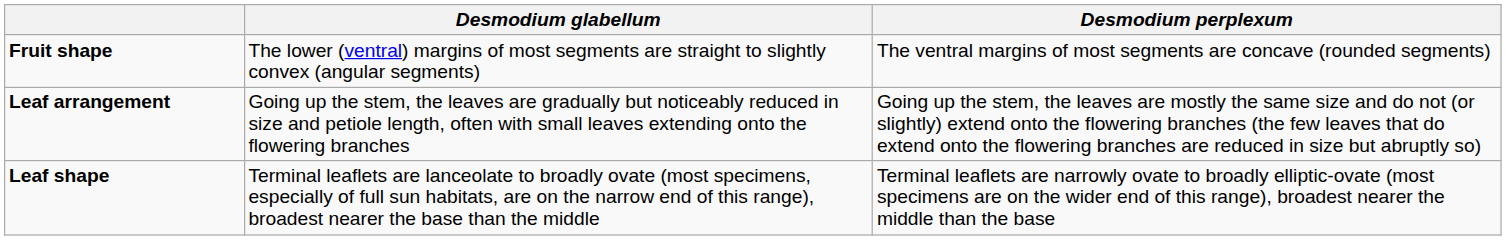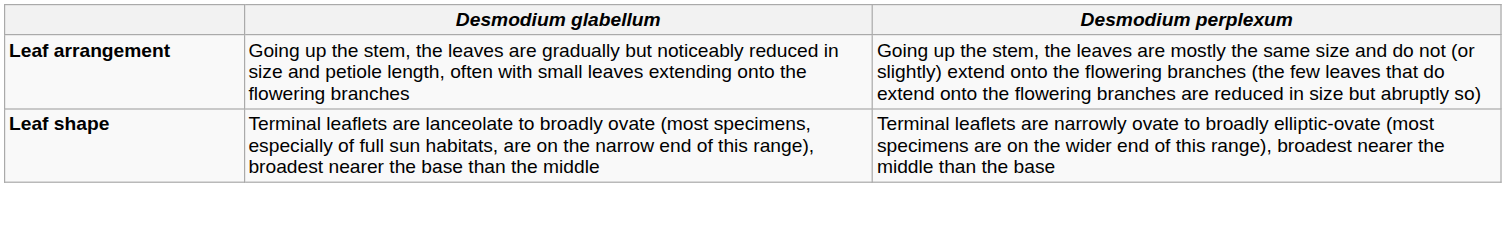- row: (61, 50)
